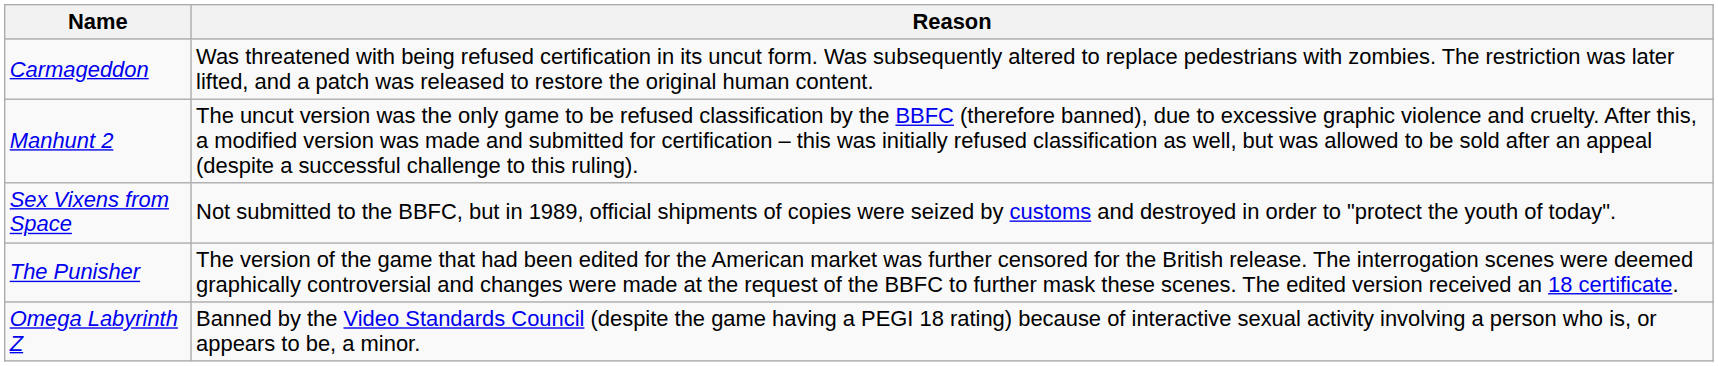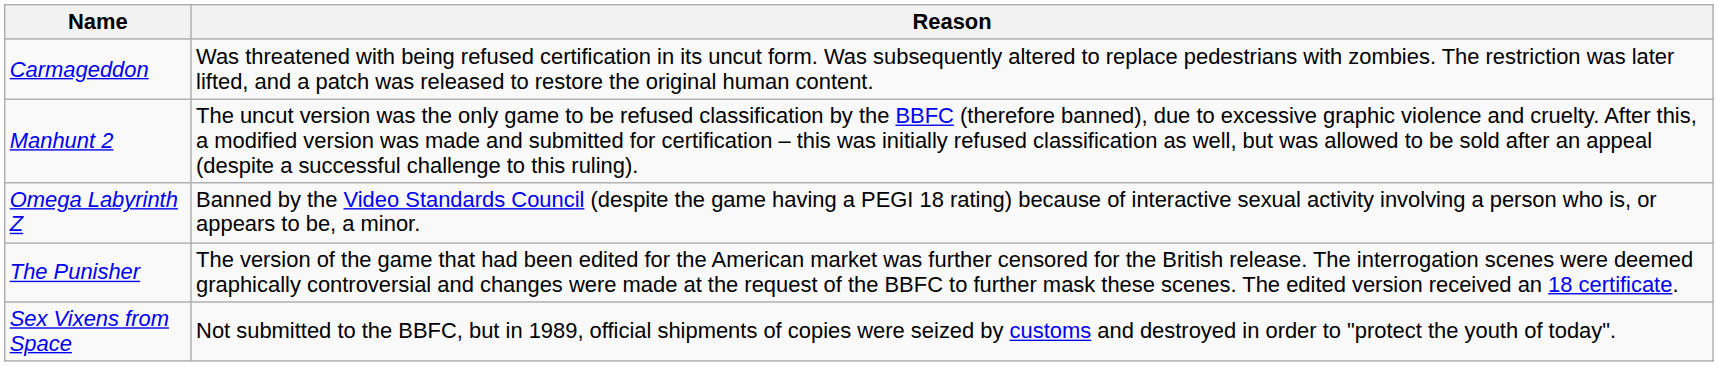rows swapped: (94, 331) <-> (89, 212)
